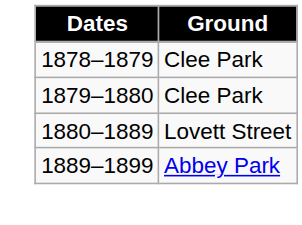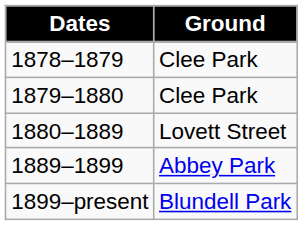+ row: (80, 201)
